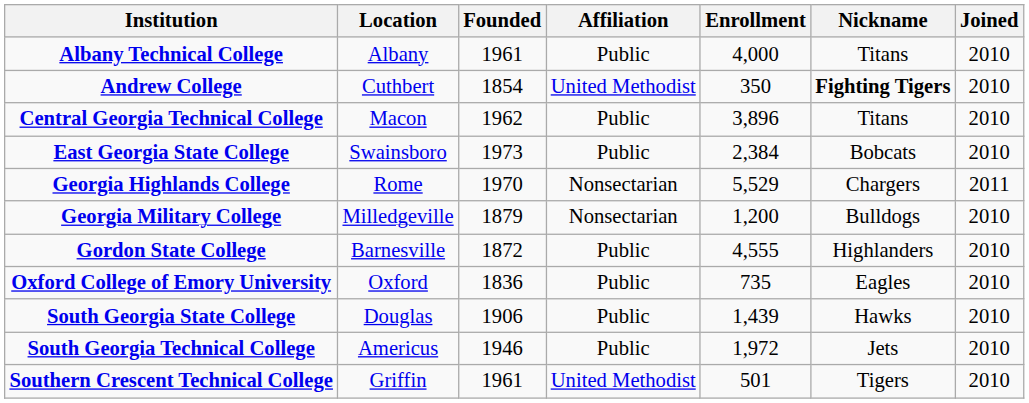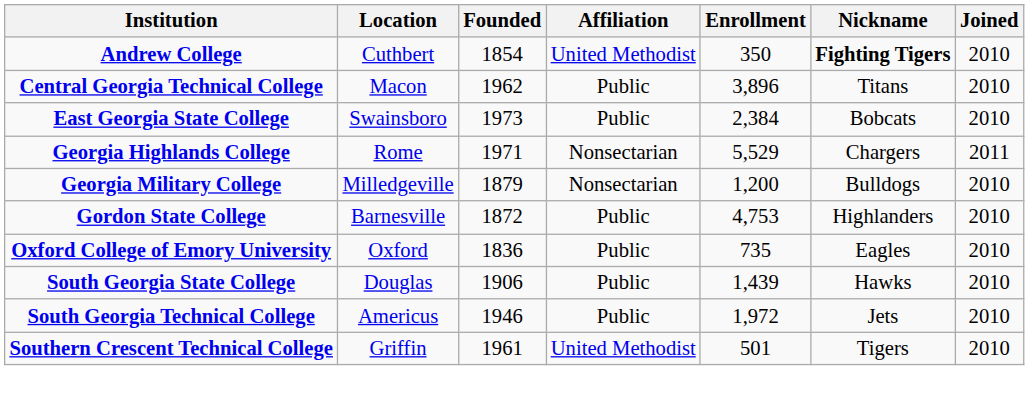- row: (171, 53)
(502, 184) 1970 -> (502, 151) 1971
(756, 250) 4,555 -> (756, 217) 4,753
